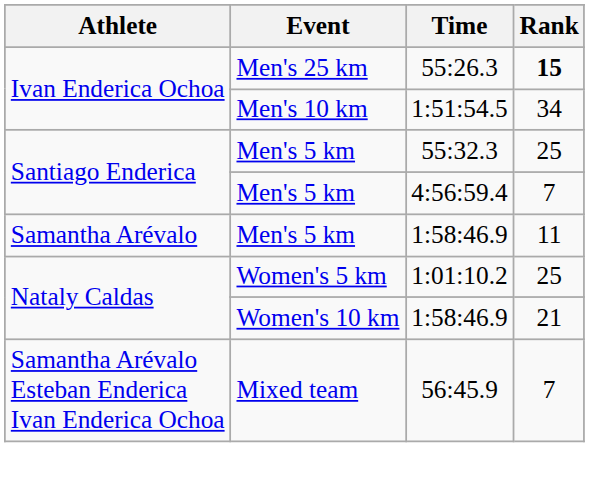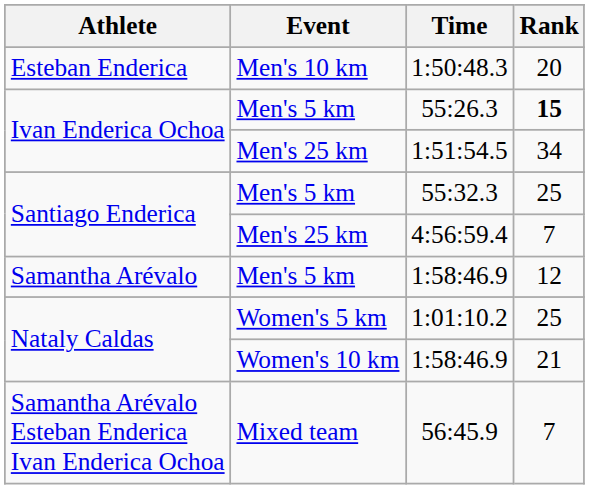+ row: (99, 67)
(302, 67) Men's 25 km -> (296, 109) Men's 5 km
(302, 109) Men's 10 km -> (302, 151) Men's 25 km
(296, 192) Men's 5 km -> (302, 234) Men's 25 km
(549, 234) 11 -> (549, 276) 12
